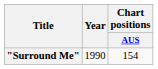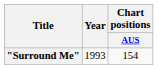(95, 56) 1990 -> (95, 56) 1993
